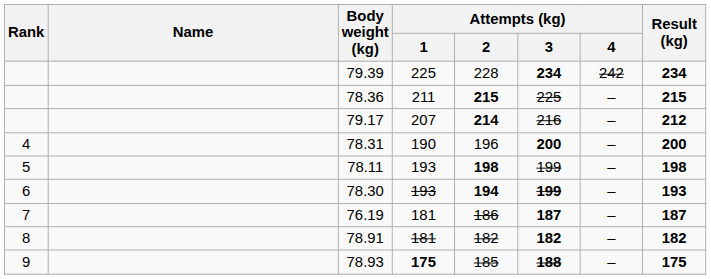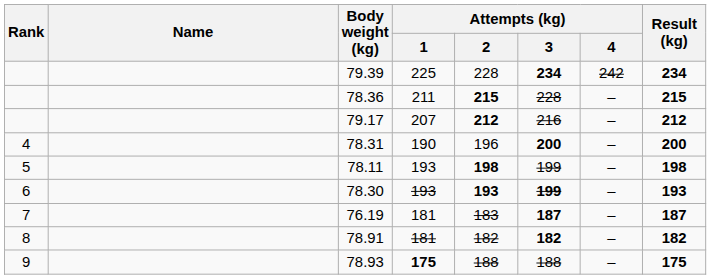(549, 96) 225 -> (549, 96) 228
(486, 120) 214 -> (486, 120) 212
(486, 191) 194 -> (486, 191) 193
(486, 214) 186 -> (486, 214) 183
(486, 262) 185 -> (486, 262) 188
(549, 262) bold -> (549, 262) normal
